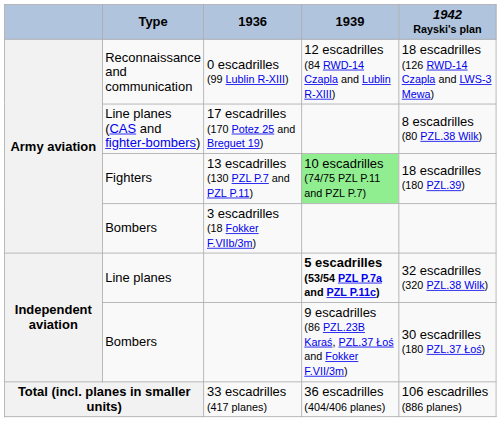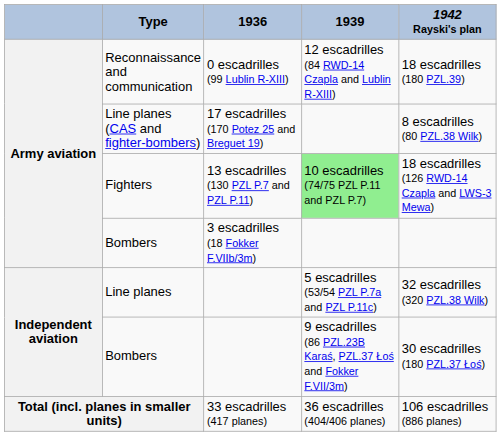(447, 71) 18 escadrilles (126 RWD-14 Czapla and LWS-3 Mewa) -> (441, 71) 18 escadrilles (180 PZL.39)
(441, 178) 18 escadrilles (180 PZL.39) -> (447, 185) 18 escadrilles (126 RWD-14 Czapla and LWS-3 Mewa)
(343, 277) bold -> (343, 292) normal
